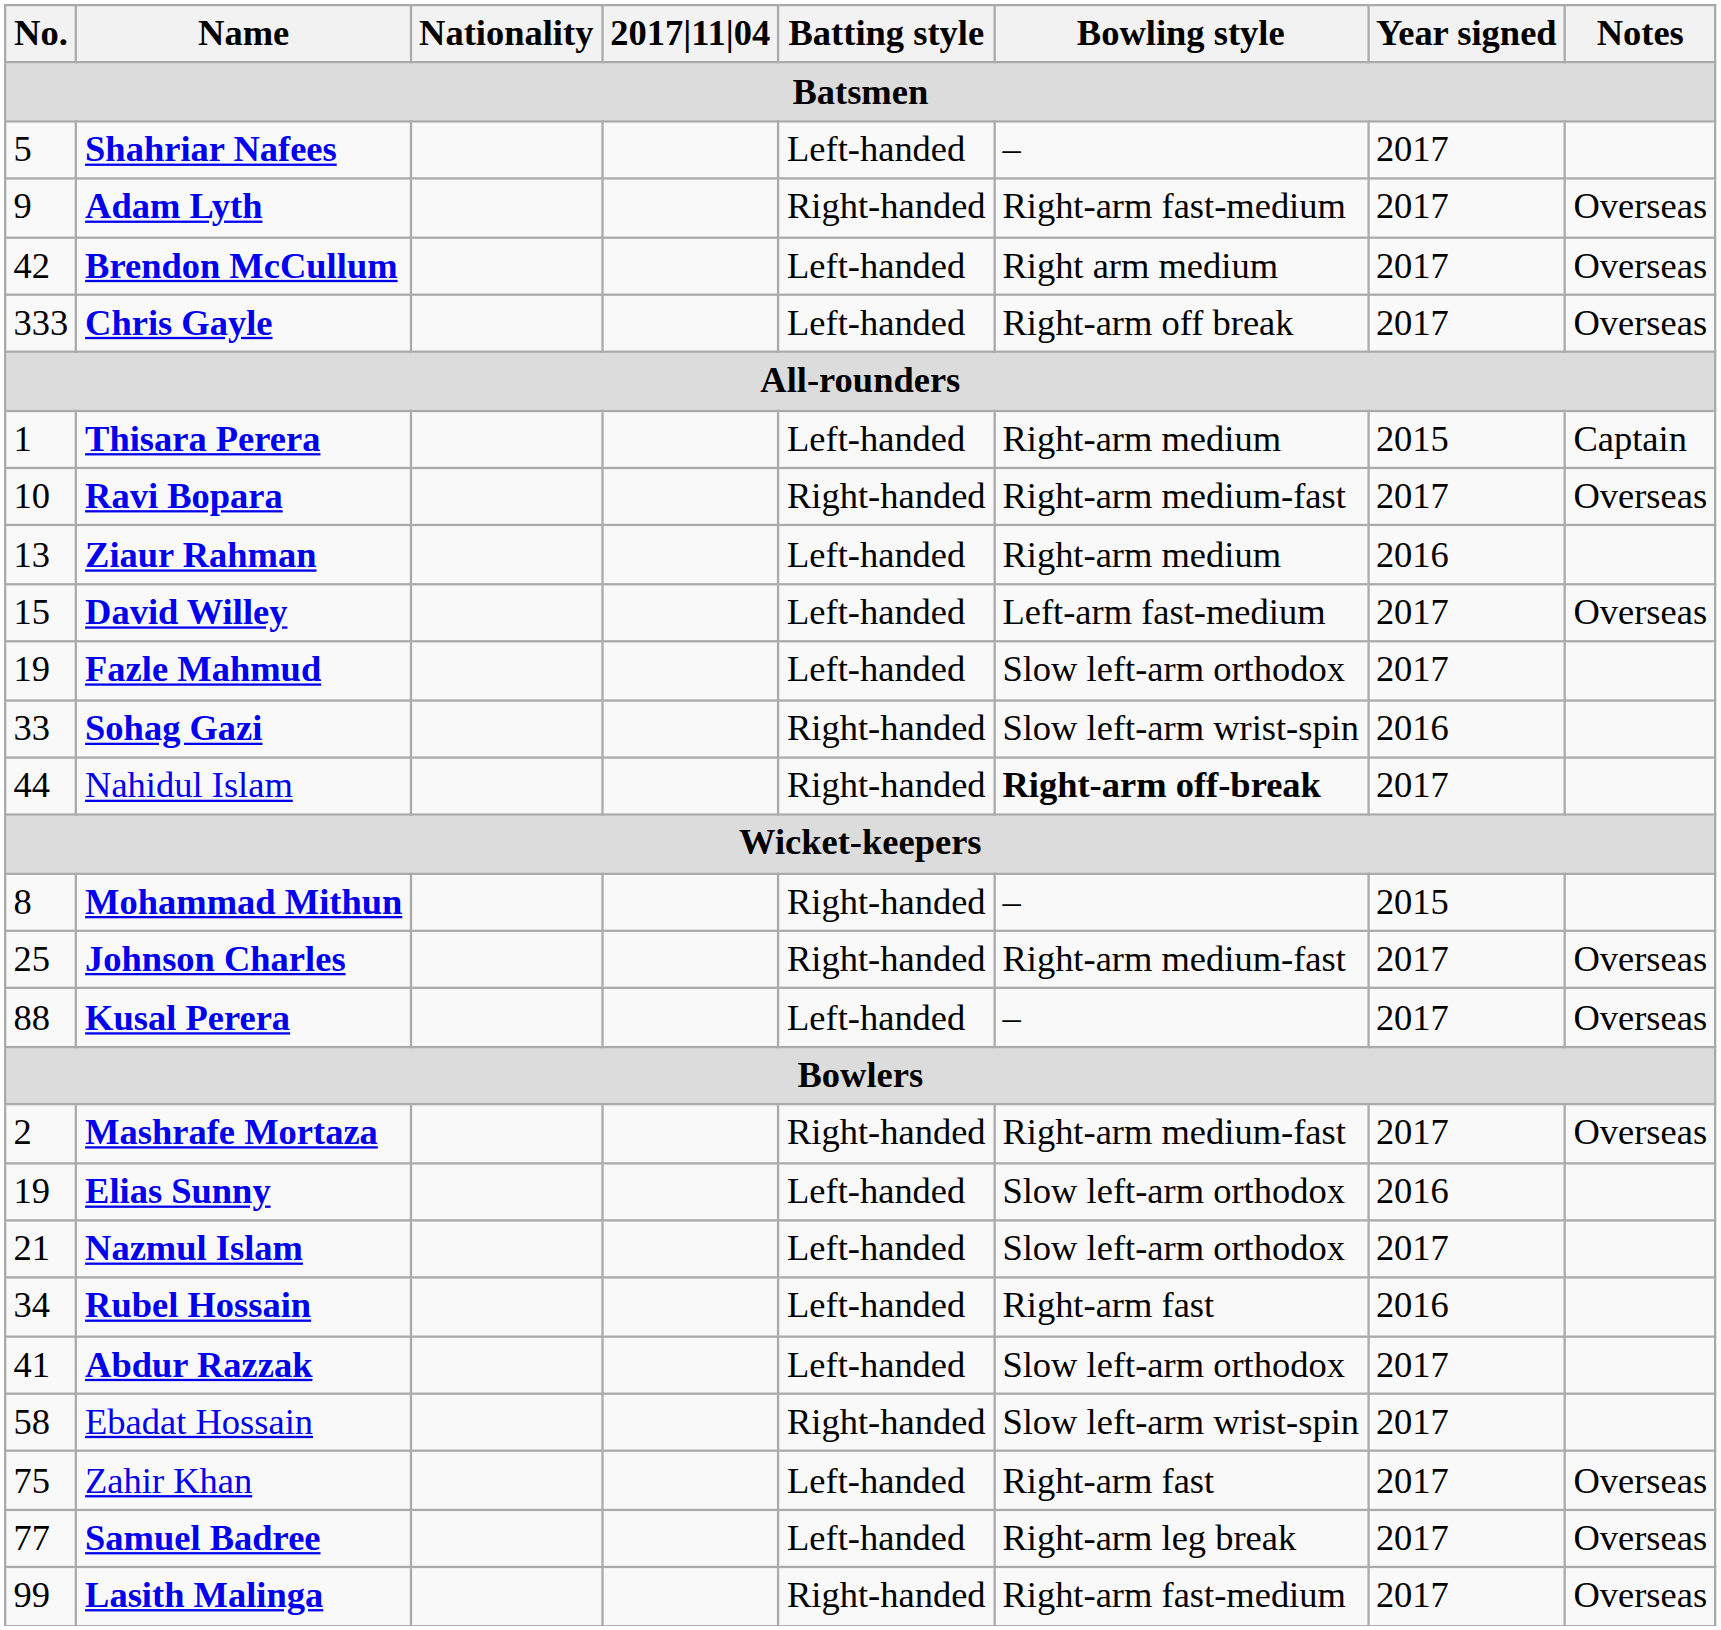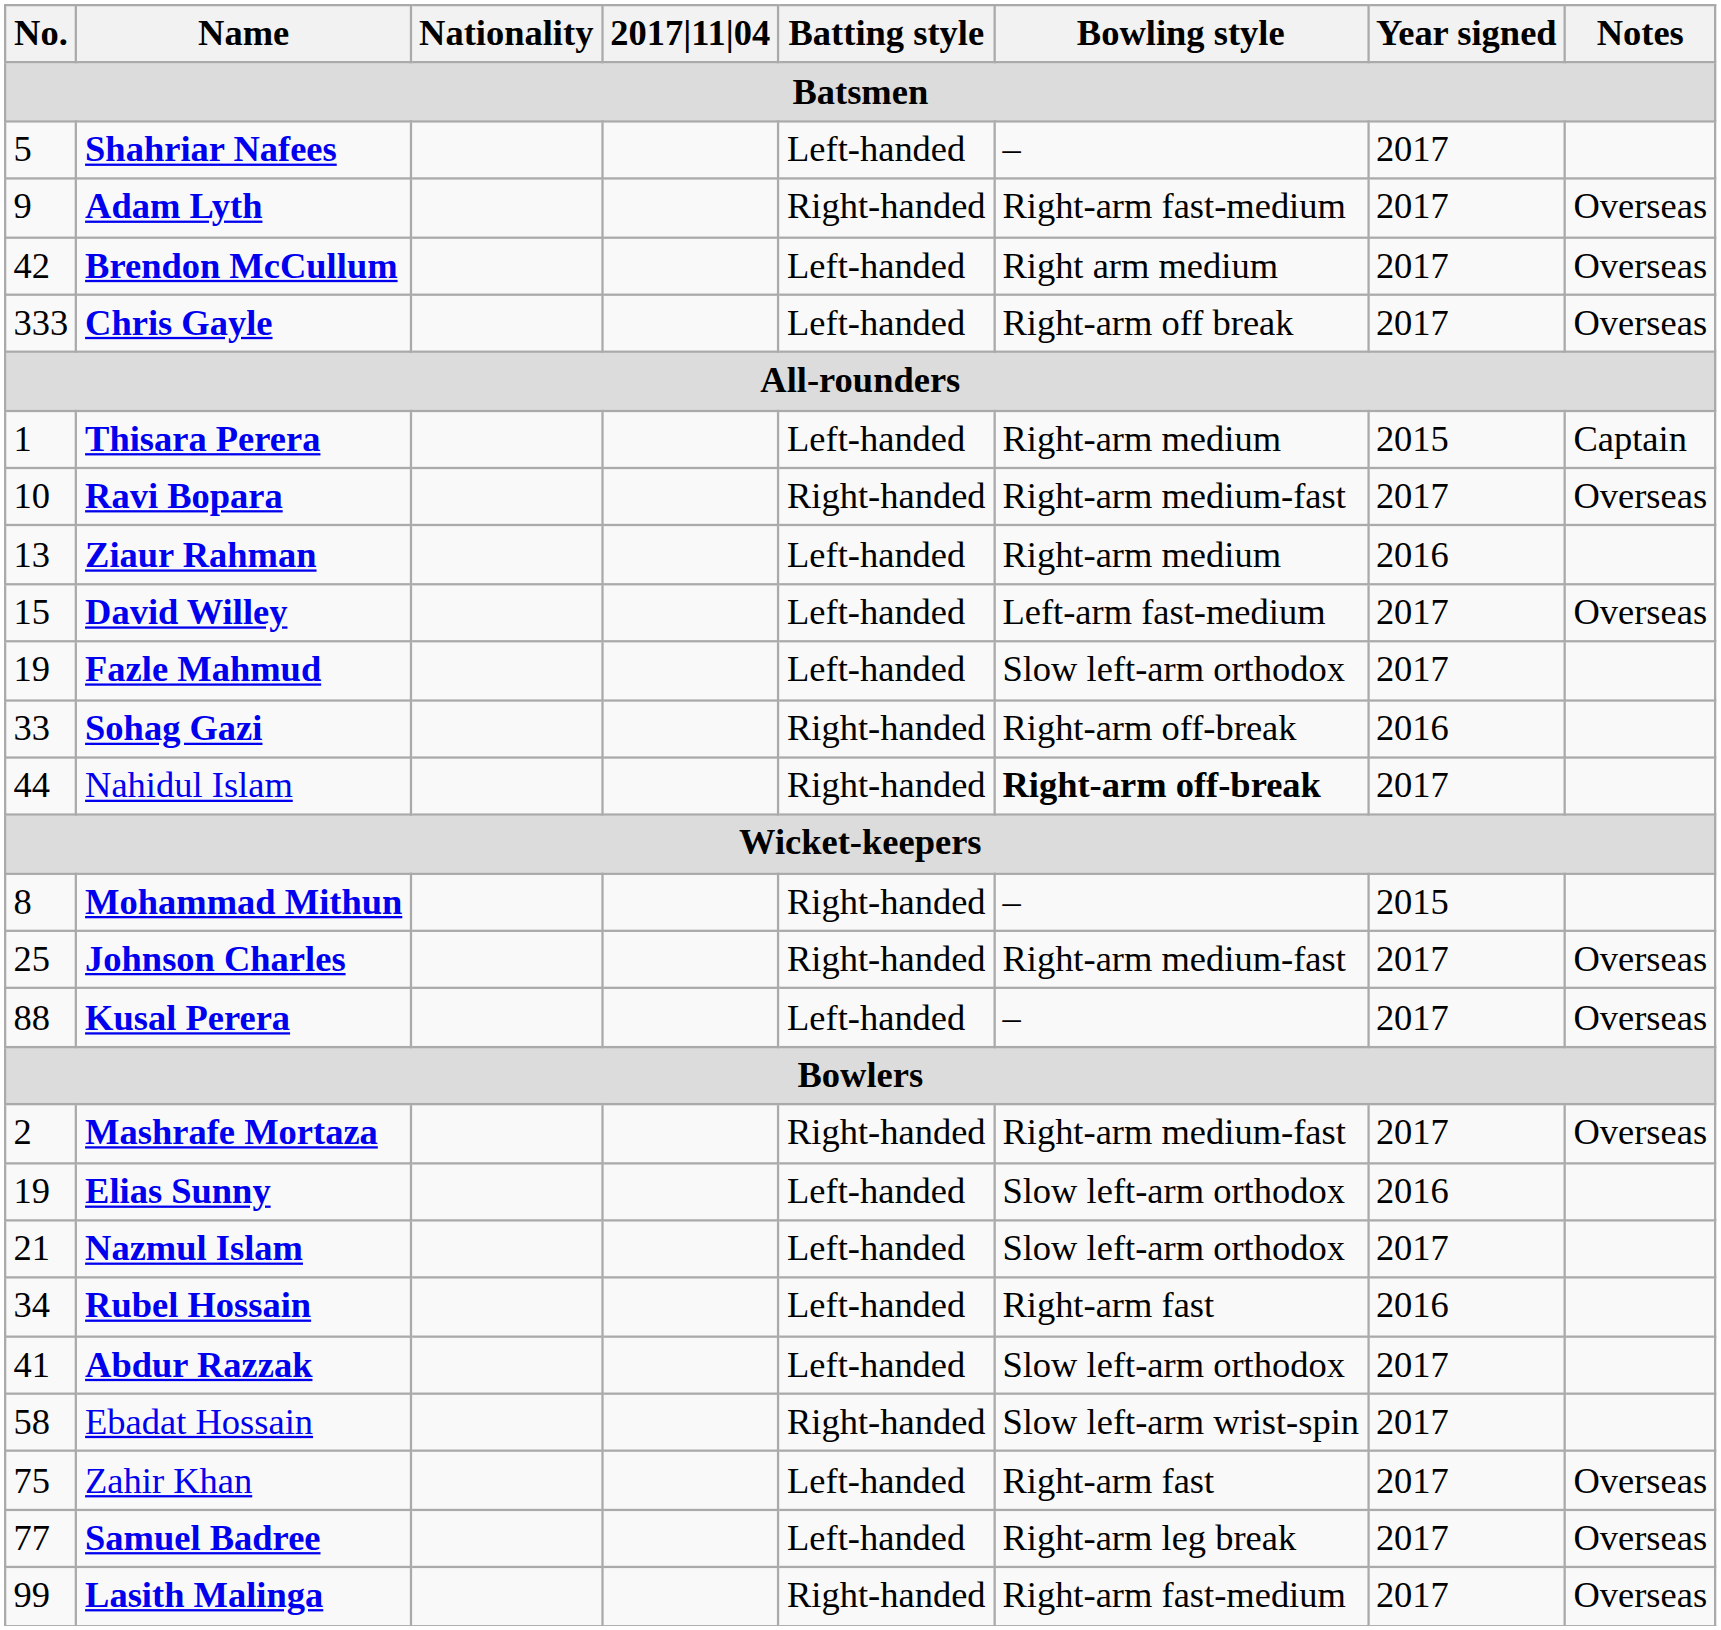(1181, 727) Slow left-arm wrist-spin -> (1149, 727) Right-arm off-break
